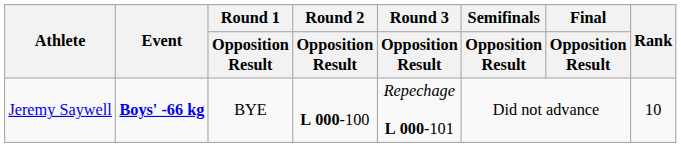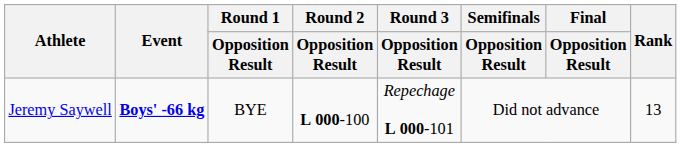(653, 110) 10 -> (653, 110) 13
